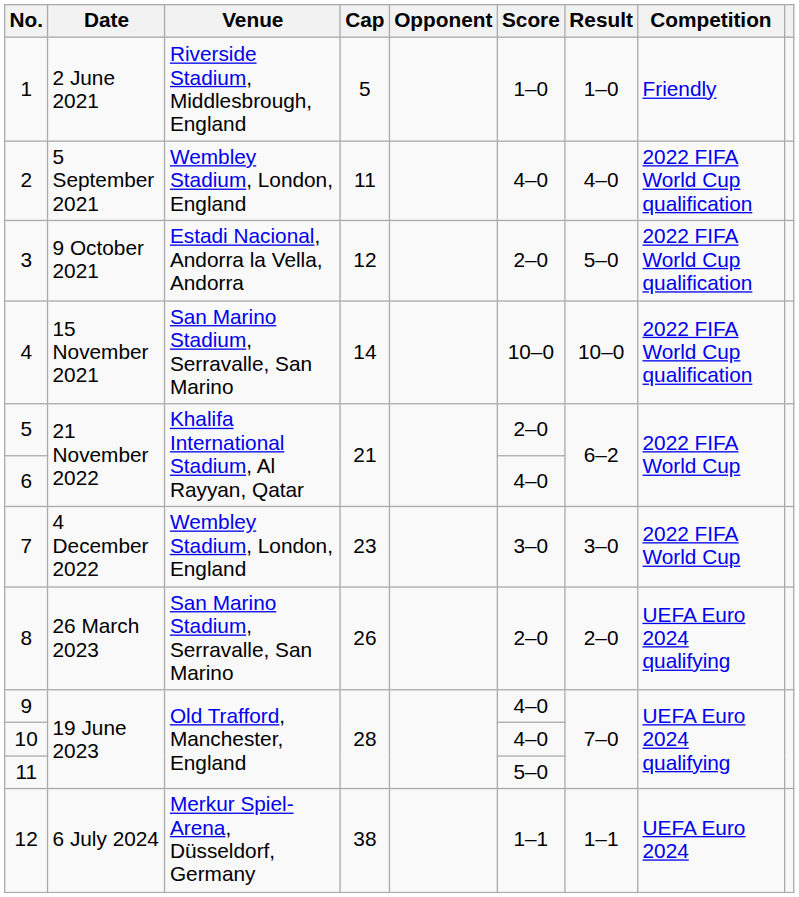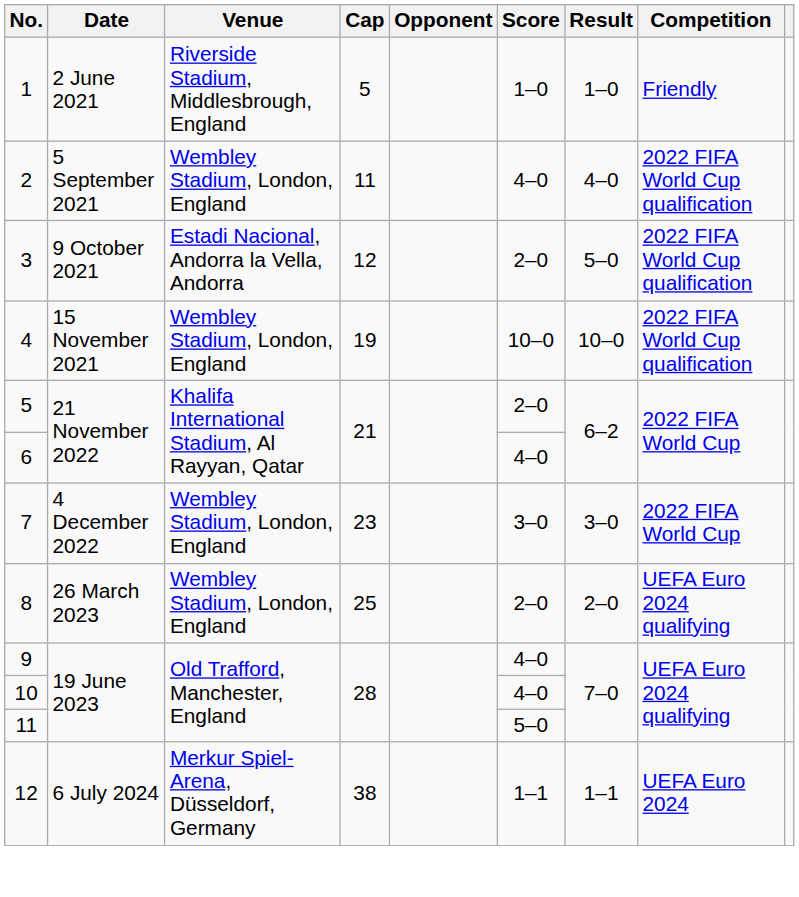(241, 351) San Marino Stadium, Serravalle, San Marino -> (251, 340) Wembley Stadium, London, England
(365, 351) 14 -> (365, 340) 19
(241, 638) San Marino Stadium, Serravalle, San Marino -> (251, 602) Wembley Stadium, London, England
(365, 638) 26 -> (365, 602) 25
